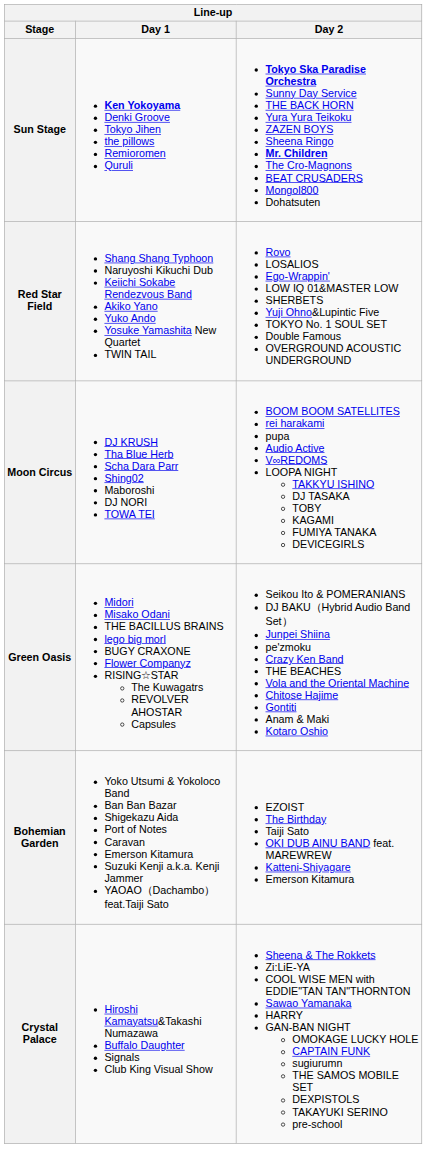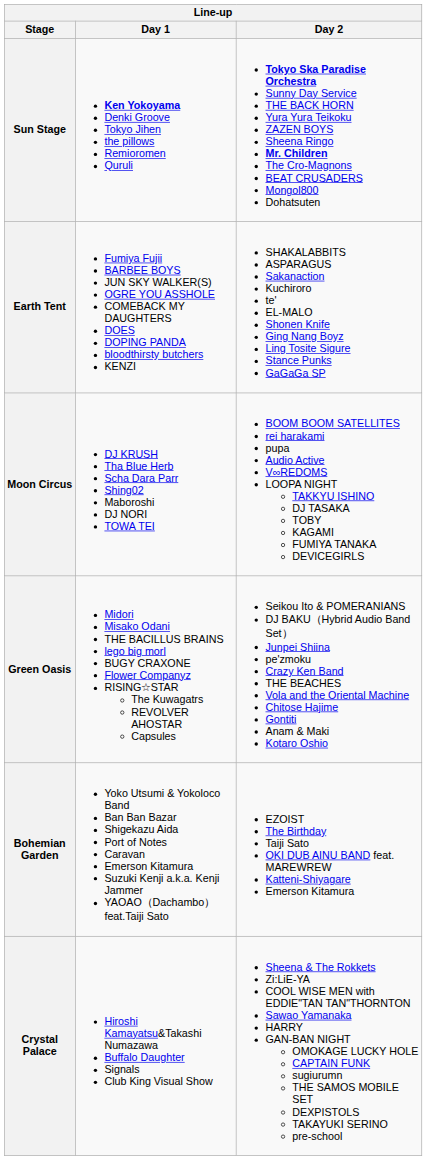+ row: (40, 307)
- row: (40, 301)
